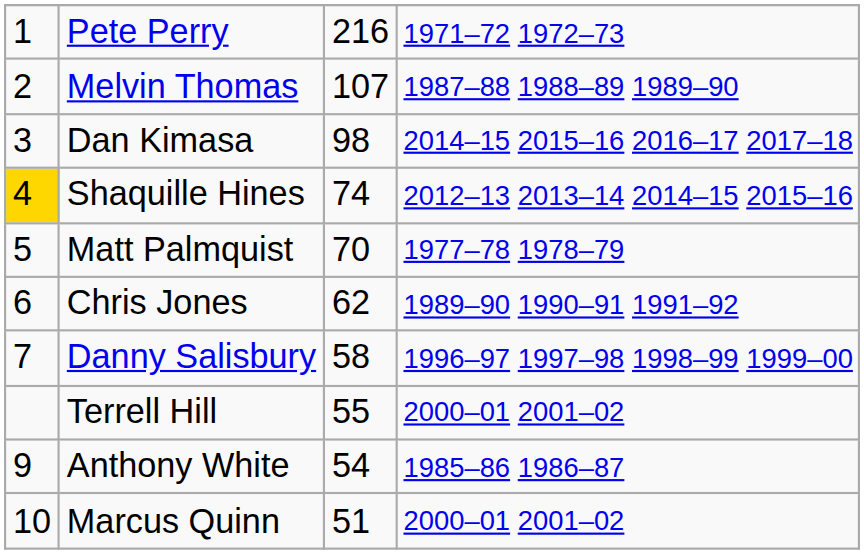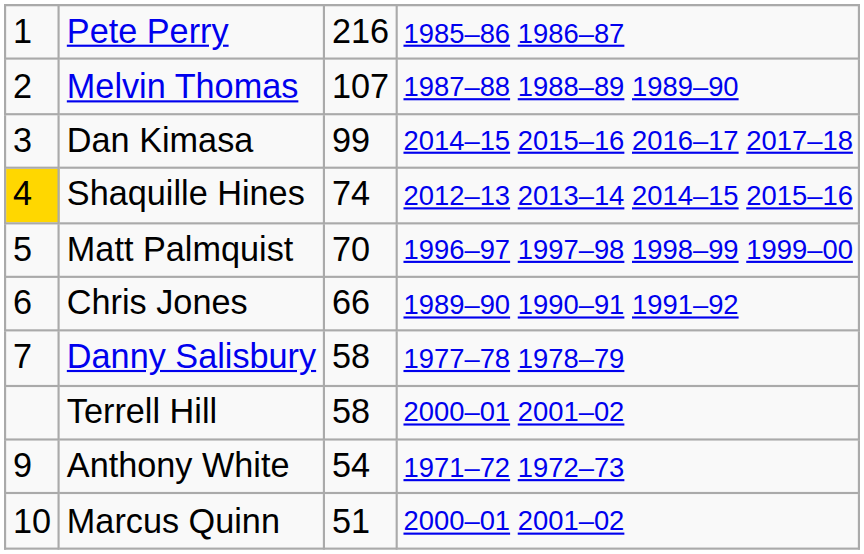(514, 32) 1971–72 1972–73 -> (514, 32) 1985–86 1986–87
(351, 140) 98 -> (351, 140) 99
(514, 249) 1977–78 1978–79 -> (628, 249) 1996–97 1997–98 1998–99 1999–00
(351, 303) 62 -> (351, 303) 66
(628, 358) 1996–97 1997–98 1998–99 1999–00 -> (514, 358) 1977–78 1978–79
(351, 411) 55 -> (351, 411) 58
(514, 467) 1985–86 1986–87 -> (514, 467) 1971–72 1972–73
